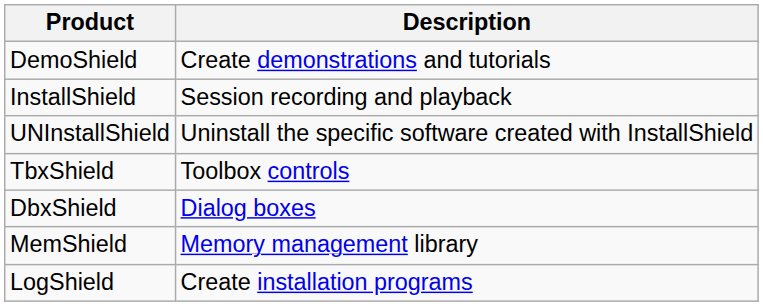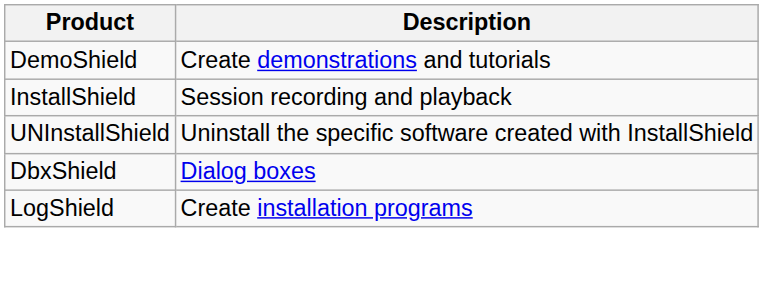- row: (62, 171)
- row: (69, 245)
